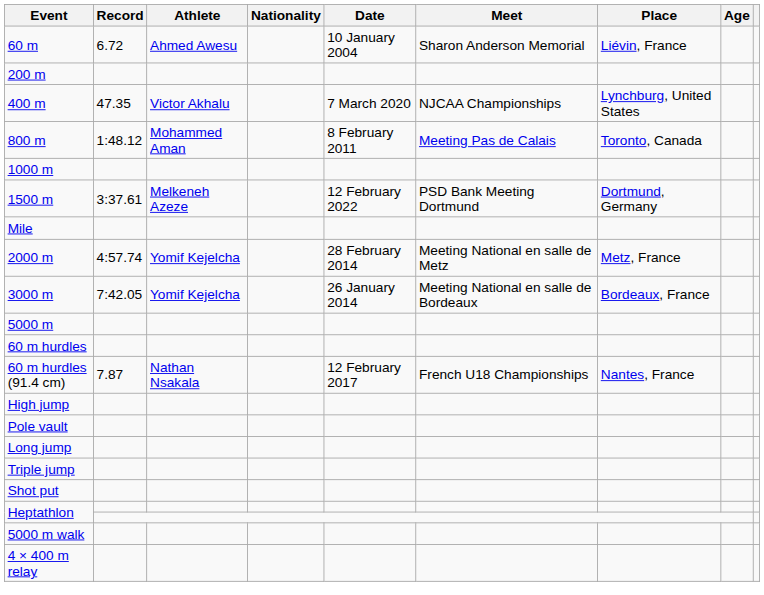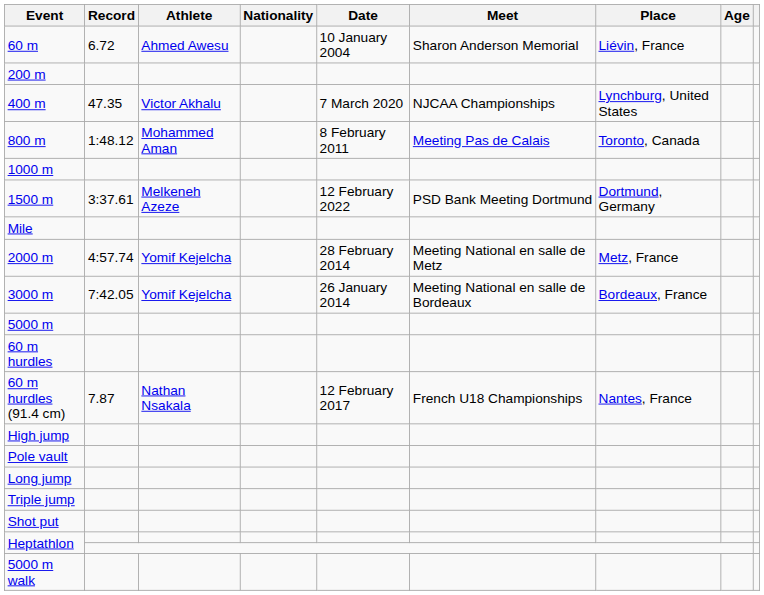- row: (38, 563)
